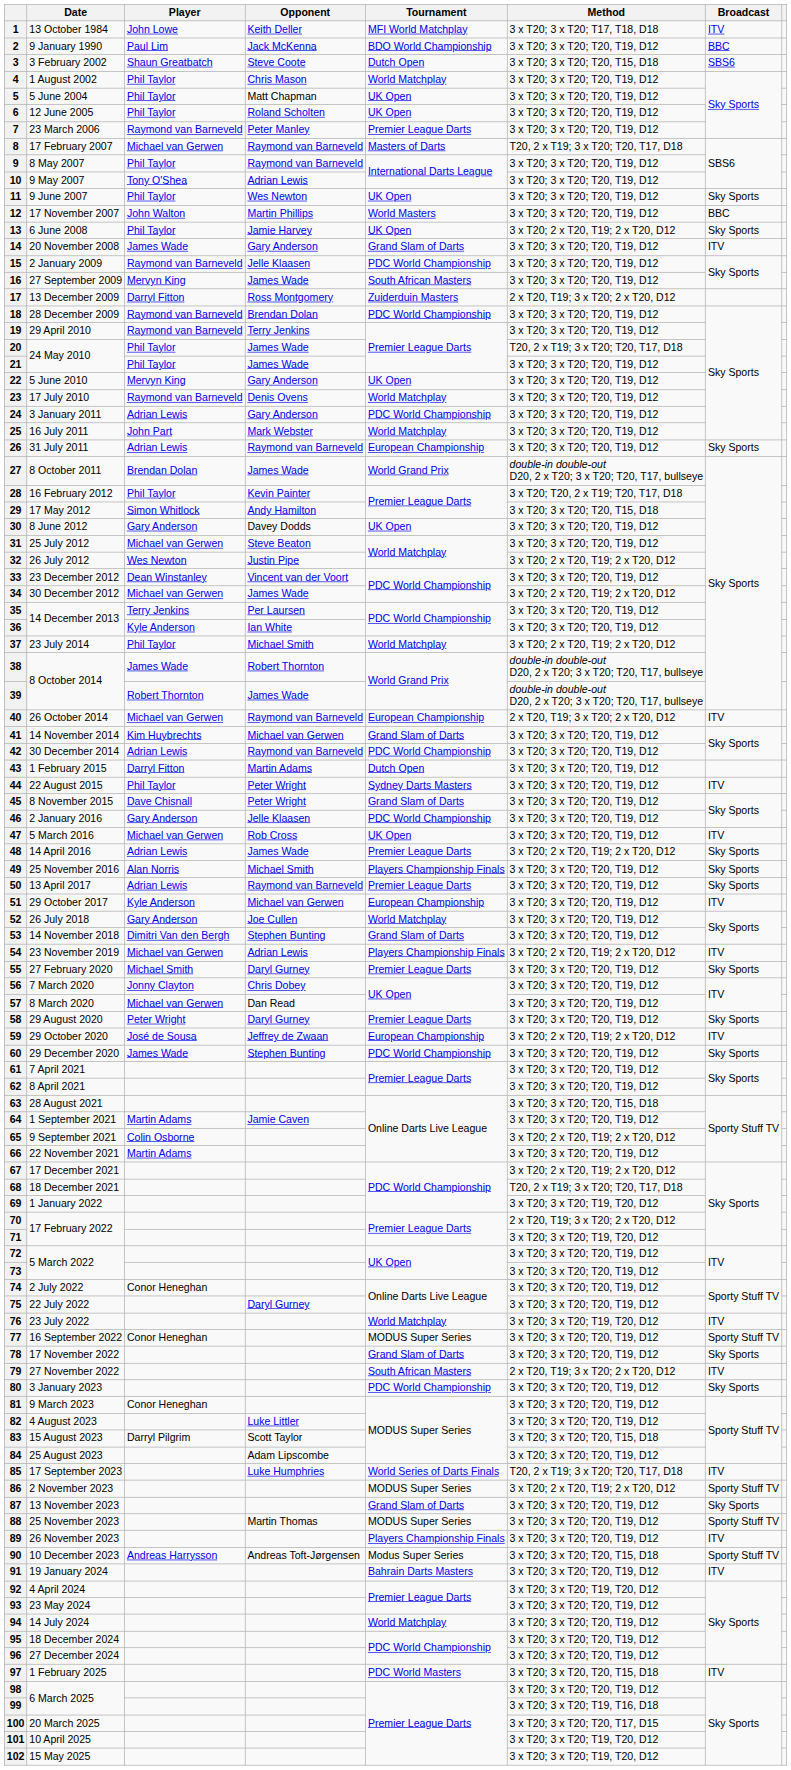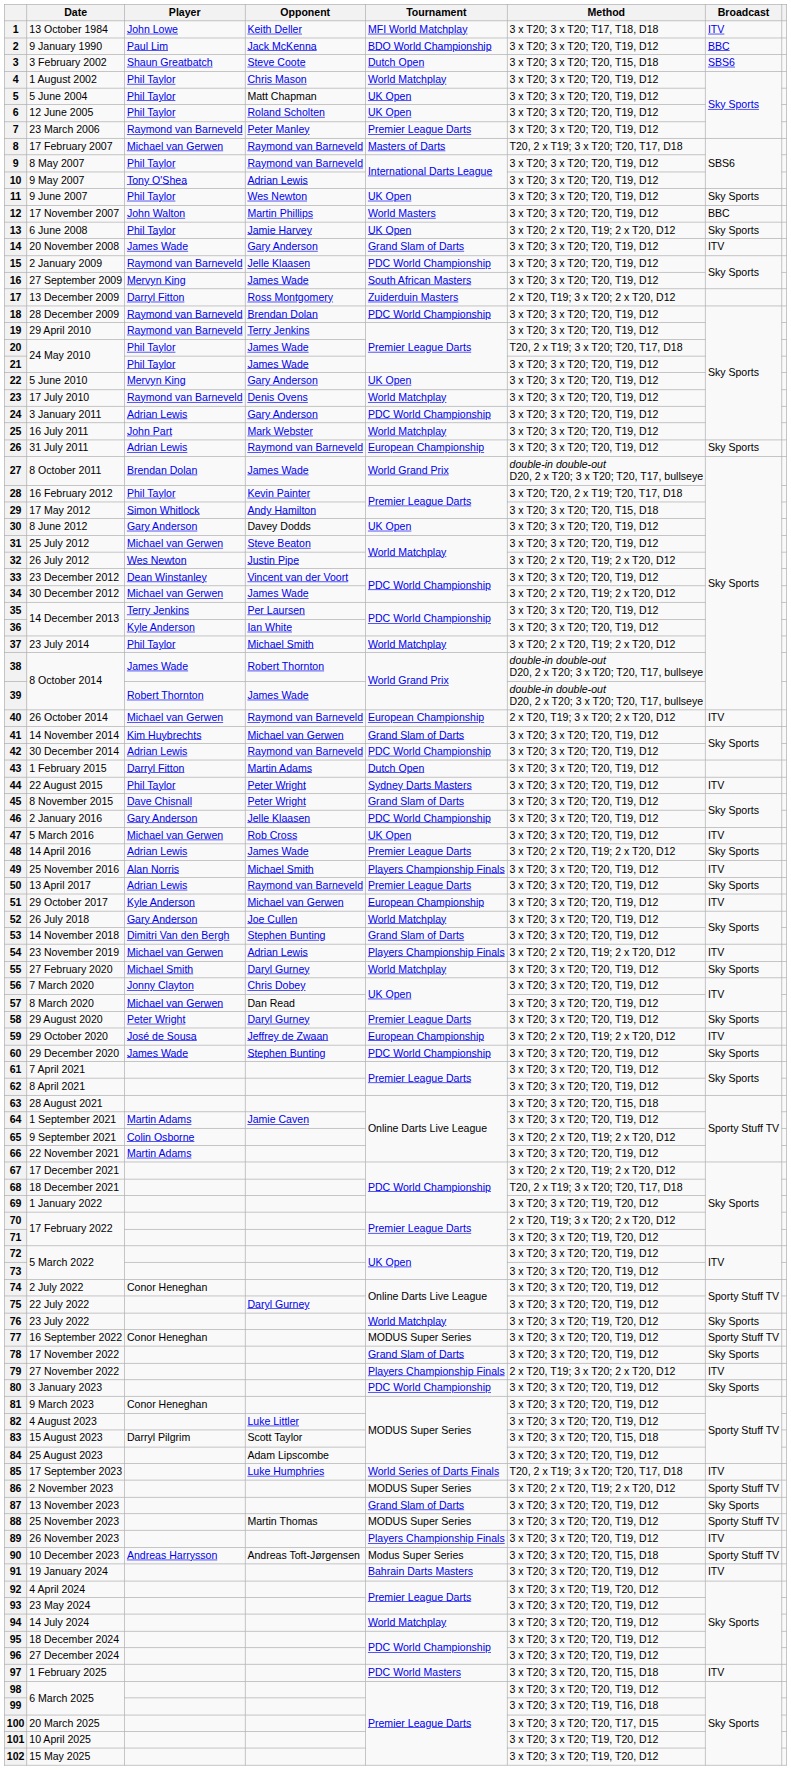(733, 869) Sky Sports -> (716, 869) ITV
(420, 969) Premier League Darts -> (407, 969) World Matchplay
(716, 1321) ITV -> (733, 1321) Sky Sports
(420, 1371) South African Masters -> (436, 1371) Players Championship Finals
